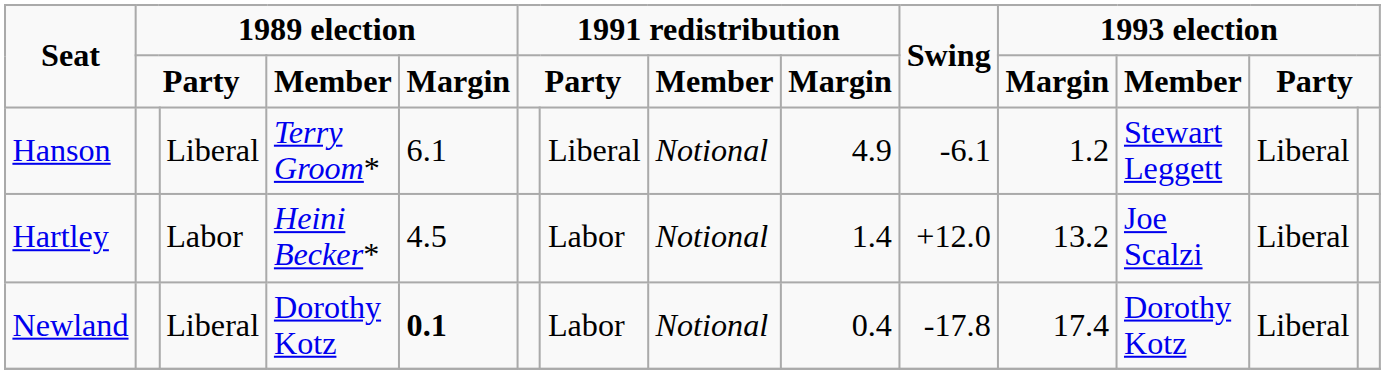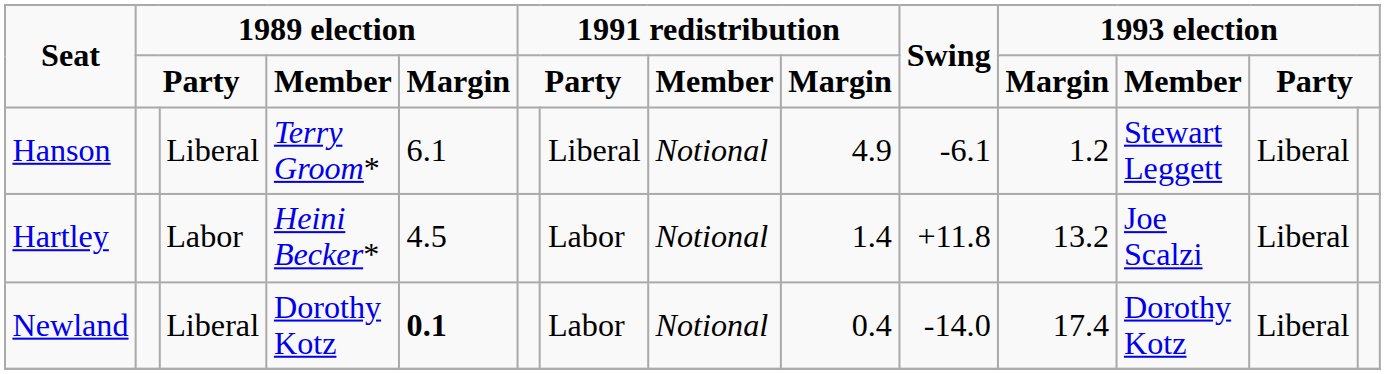(954, 237) +12.0 -> (954, 237) +11.8
(957, 324) -17.8 -> (957, 324) -14.0
